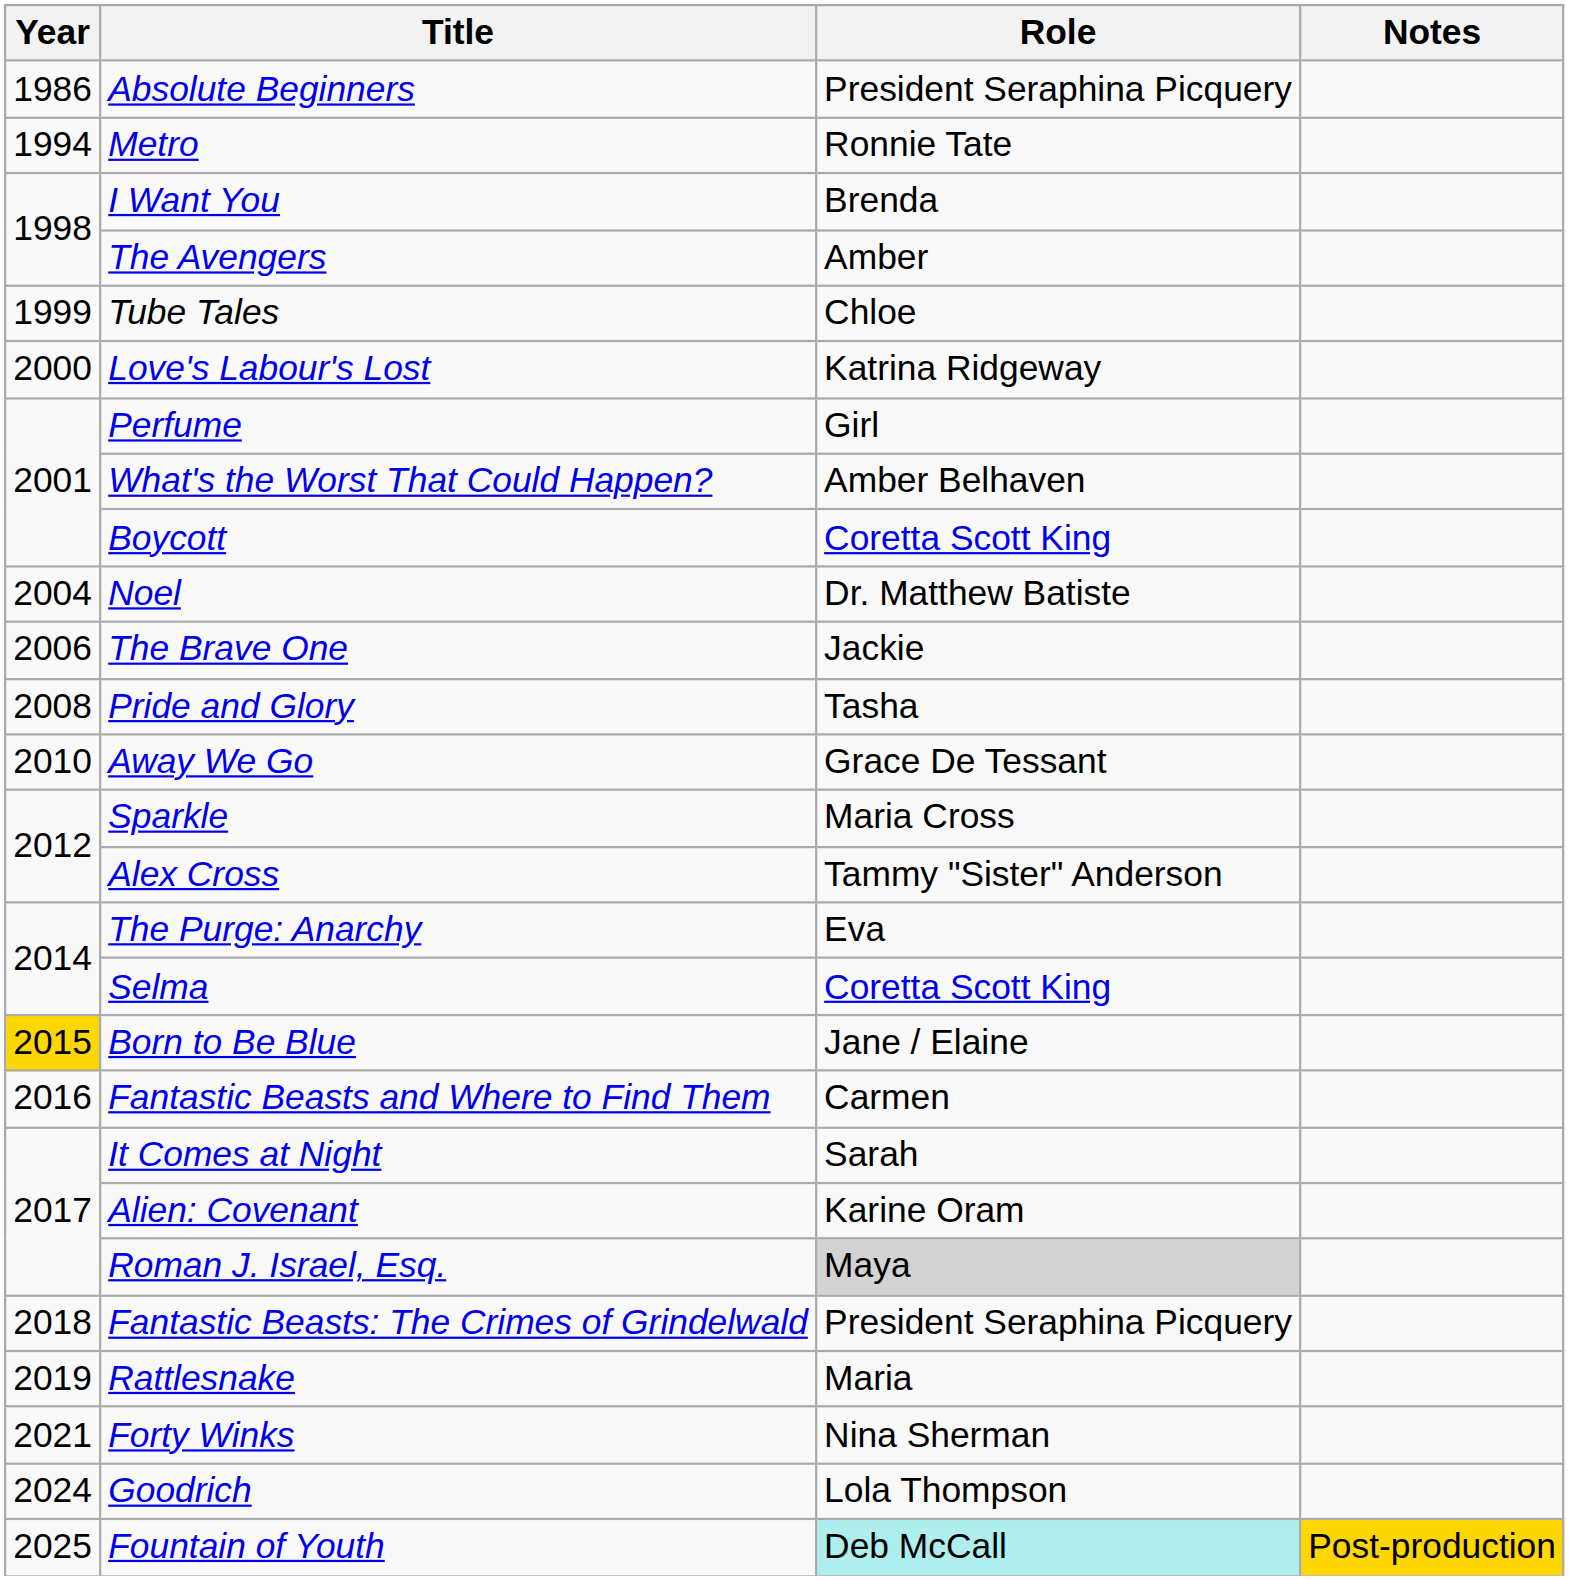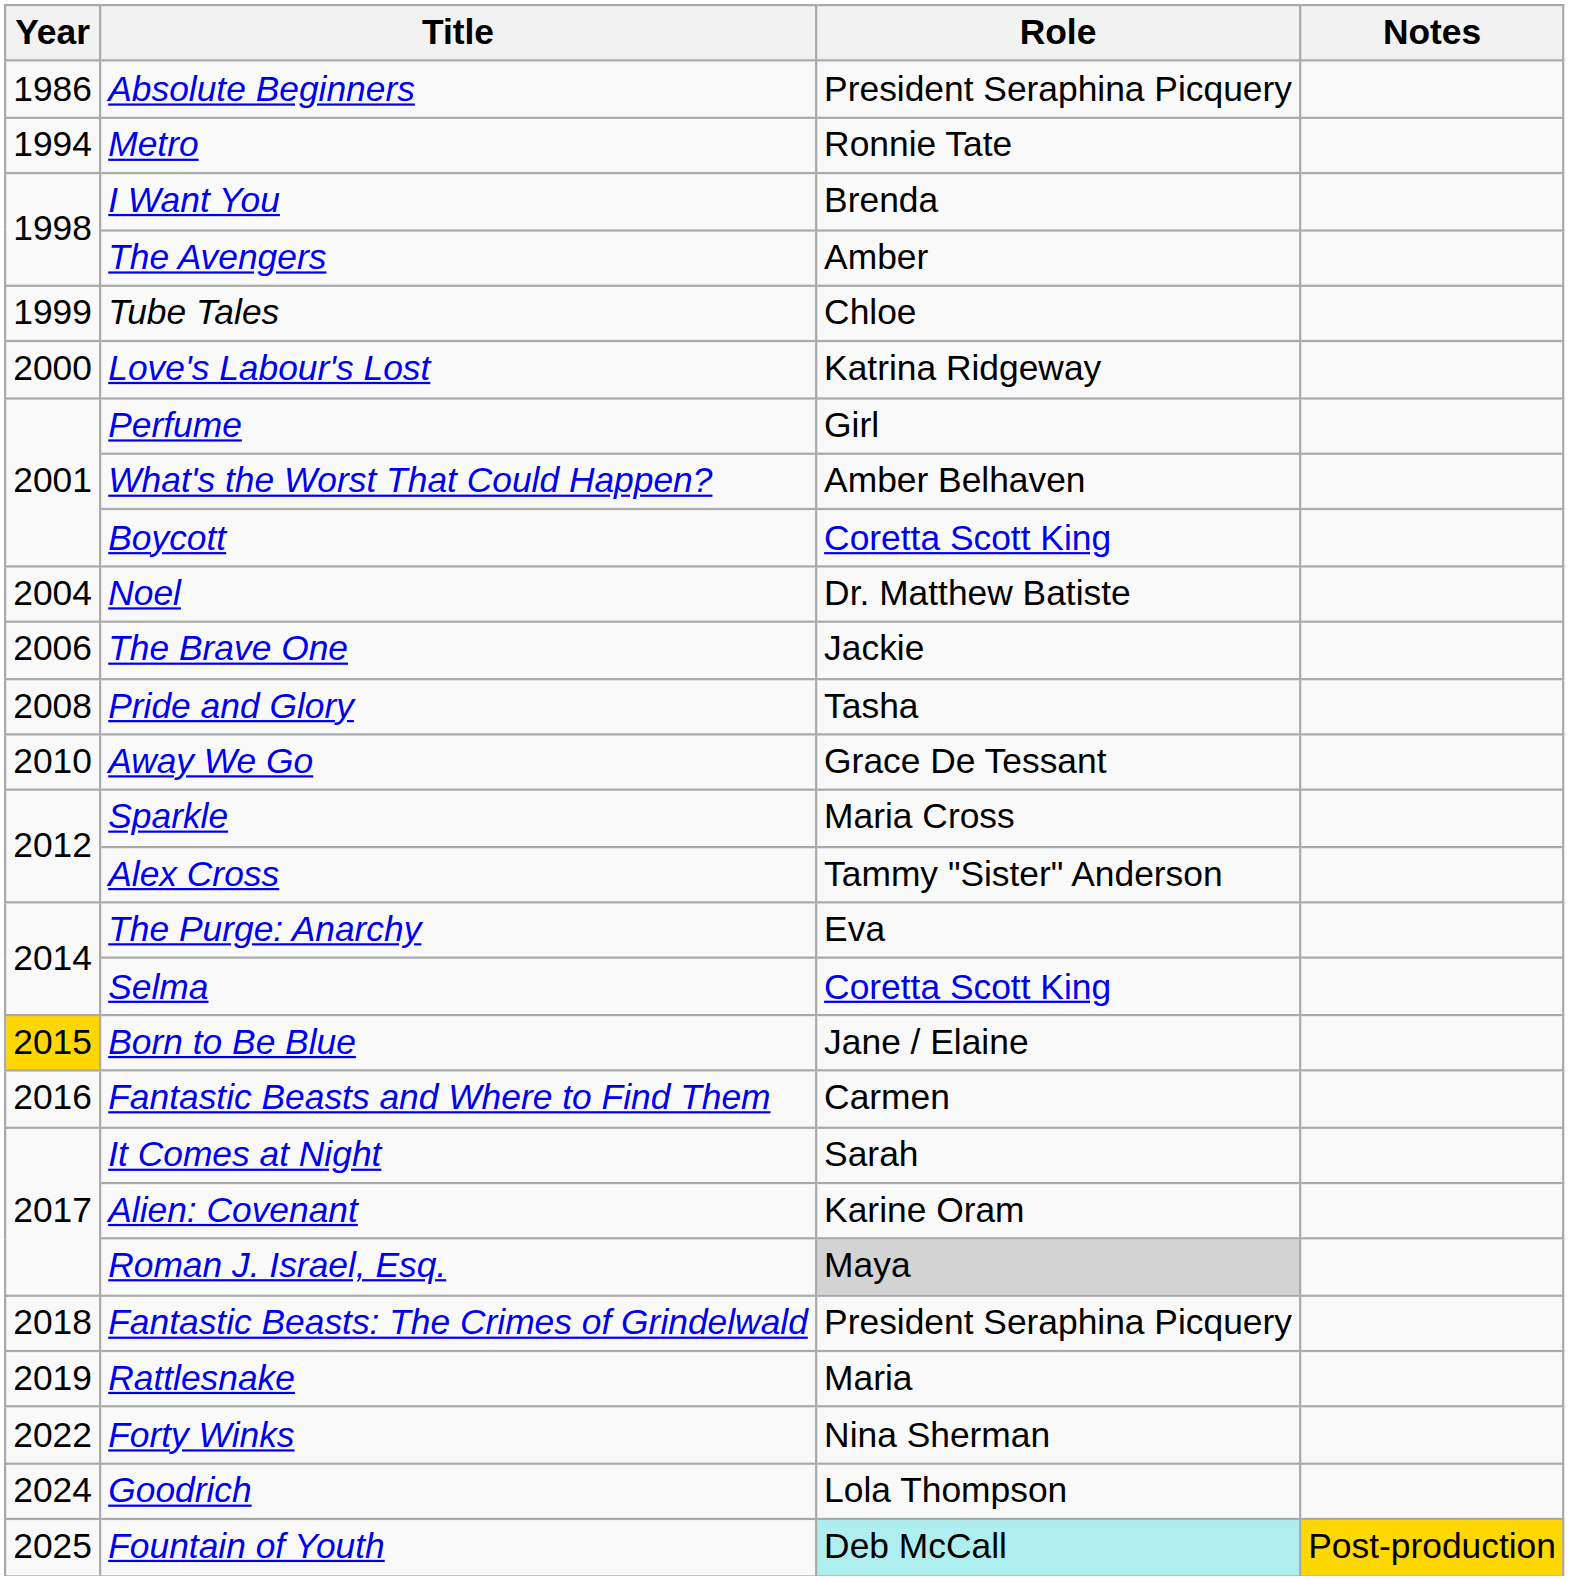(53, 1434) 2021 -> (53, 1434) 2022
